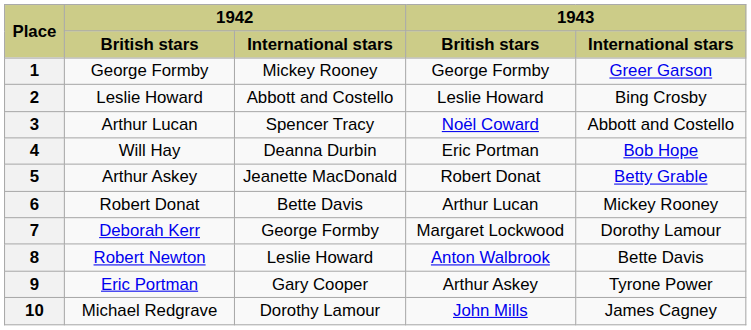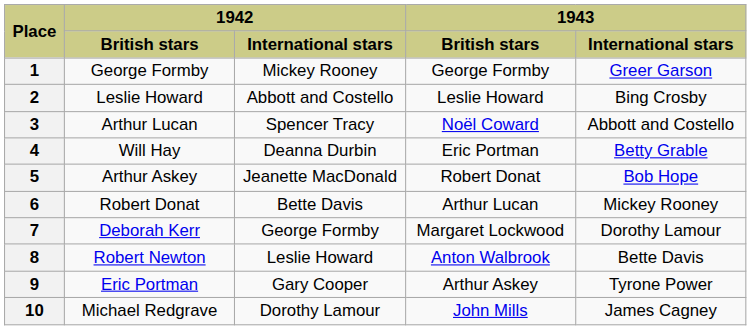(661, 151) Bob Hope -> (661, 151) Betty Grable
(661, 177) Betty Grable -> (661, 177) Bob Hope
